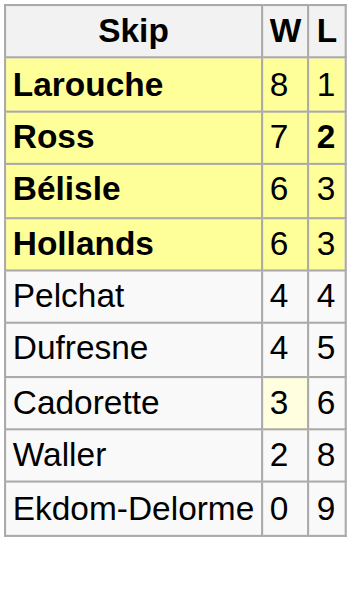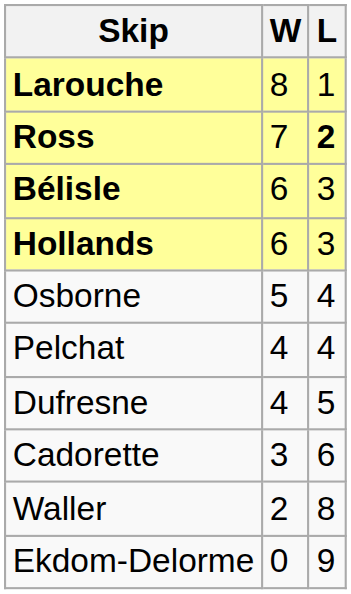+ row: (77, 296)
(279, 402) lightyellow background -> (279, 455) no background
